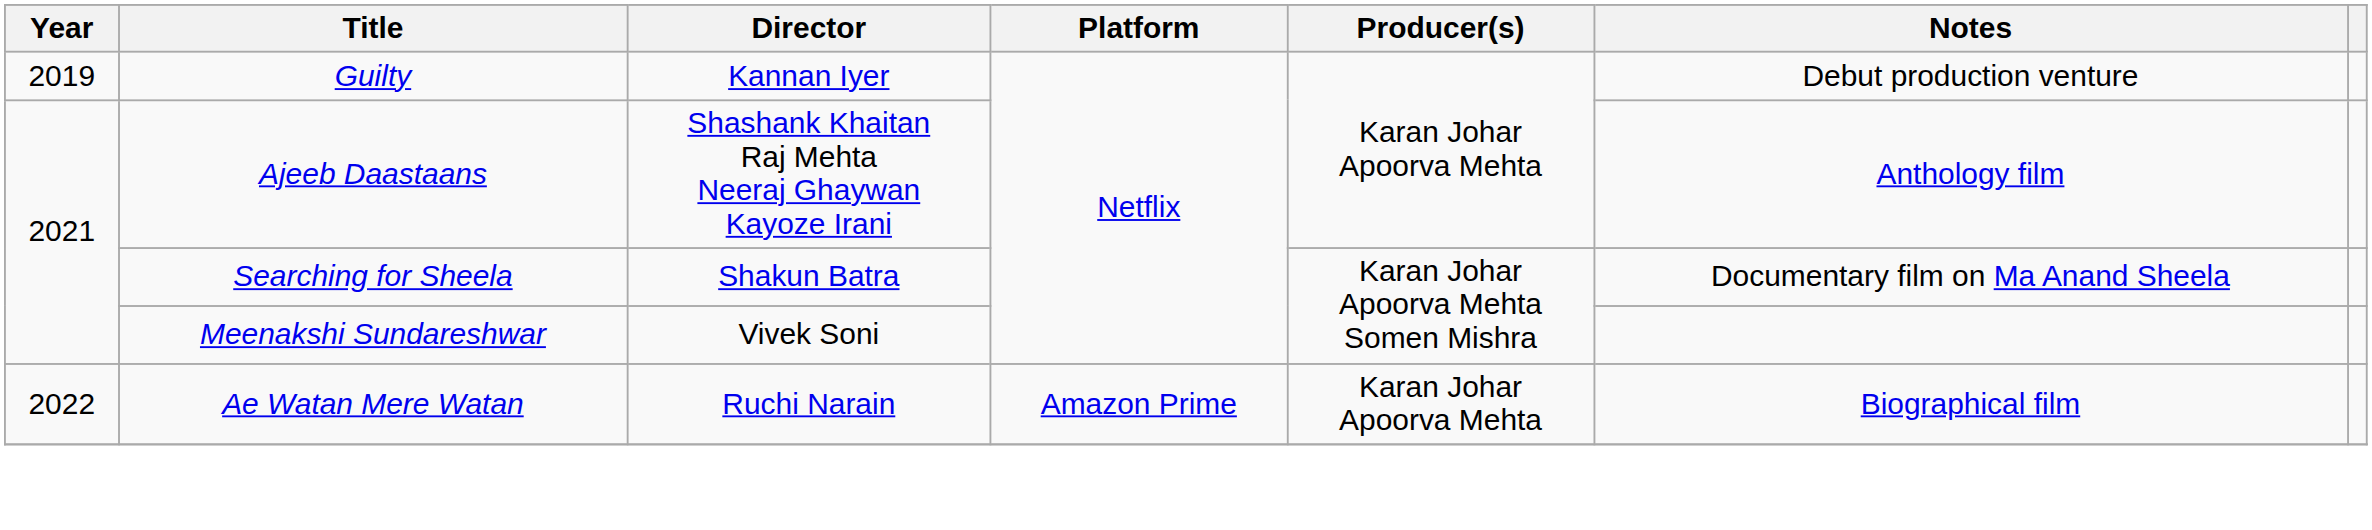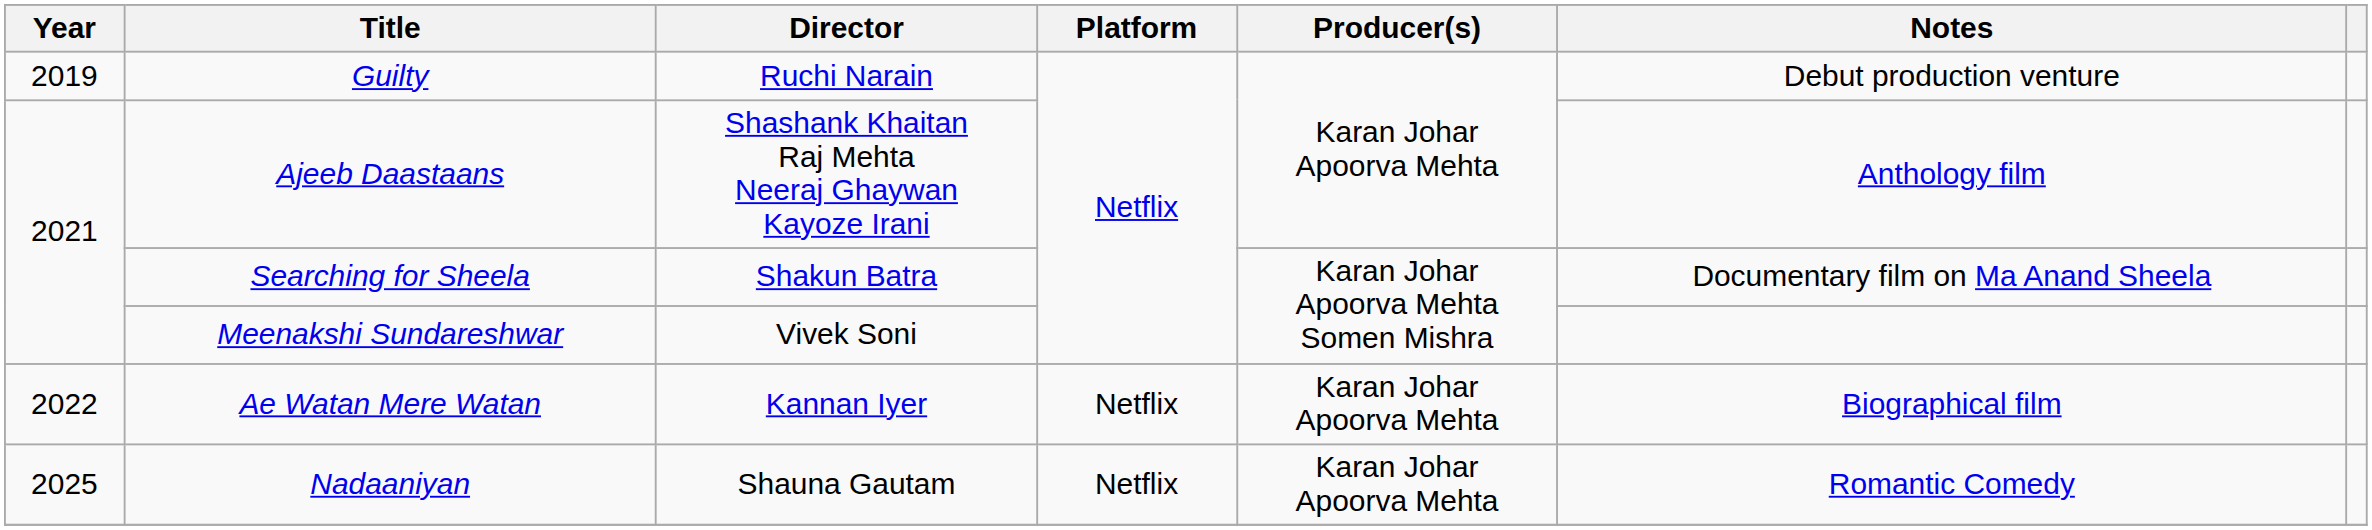(809, 75) Kannan Iyer -> (847, 75) Ruchi Narain
(809, 403) Ruchi Narain -> (846, 403) Kannan Iyer
(1139, 403) Amazon Prime -> (1137, 403) Netflix
+ row: (390, 484)
